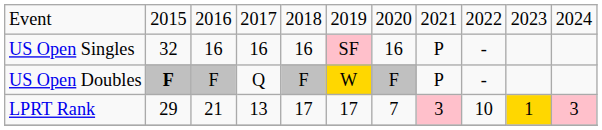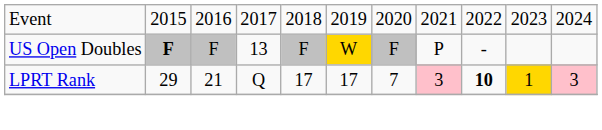- row: (72, 49)
(259, 79) Q -> (259, 49) 13
(259, 109) 13 -> (259, 79) Q
(484, 109) normal -> (484, 79) bold
